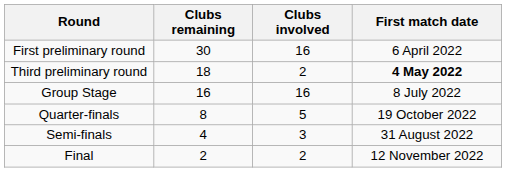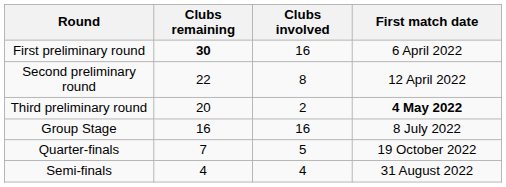(203, 51) normal -> (203, 51) bold
+ row: (79, 79)
(203, 72) 18 -> (203, 108) 20
(203, 114) 8 -> (203, 150) 7
(303, 135) 3 -> (303, 171) 4
- row: (79, 156)
